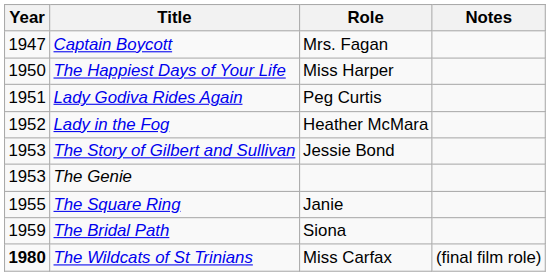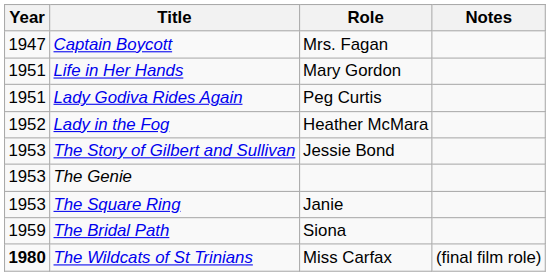- row: (170, 71)
+ row: (118, 71)
(27, 204) 1955 -> (27, 204) 1953
